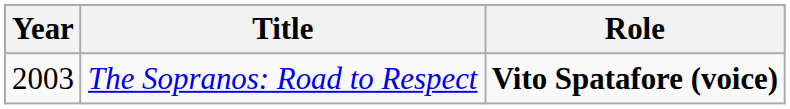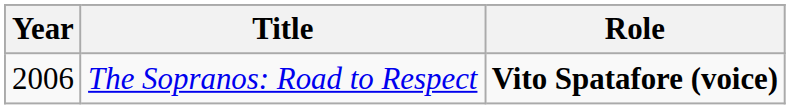(43, 77) 2003 -> (43, 77) 2006
